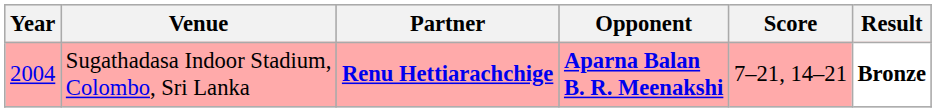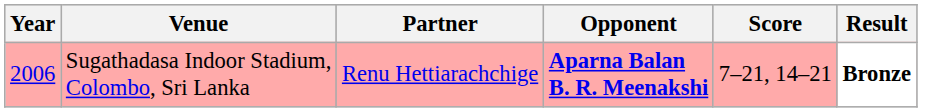(33, 74) 2004 -> (33, 74) 2006
(448, 74) bold -> (440, 74) normal
